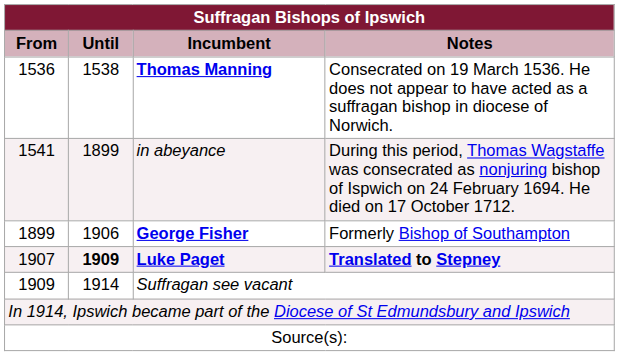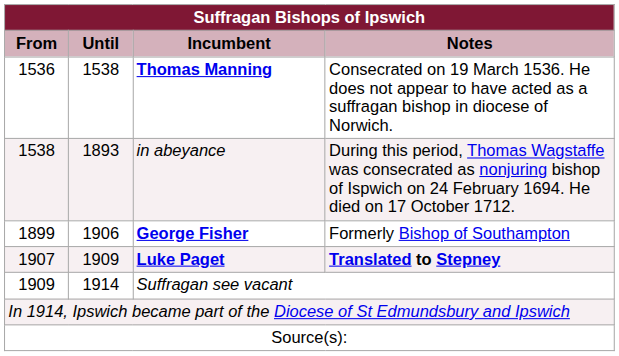(37, 151) 1541 -> (37, 151) 1538
(101, 151) 1899 -> (101, 151) 1893
(101, 259) bold -> (101, 259) normal
